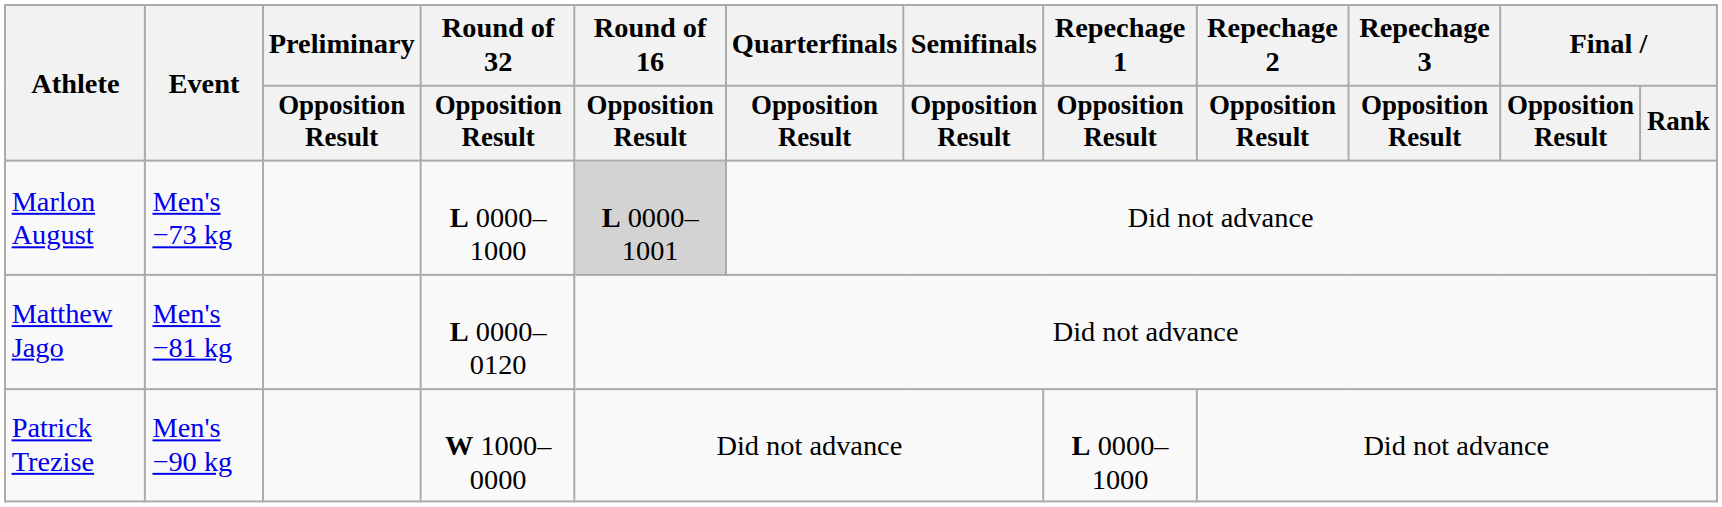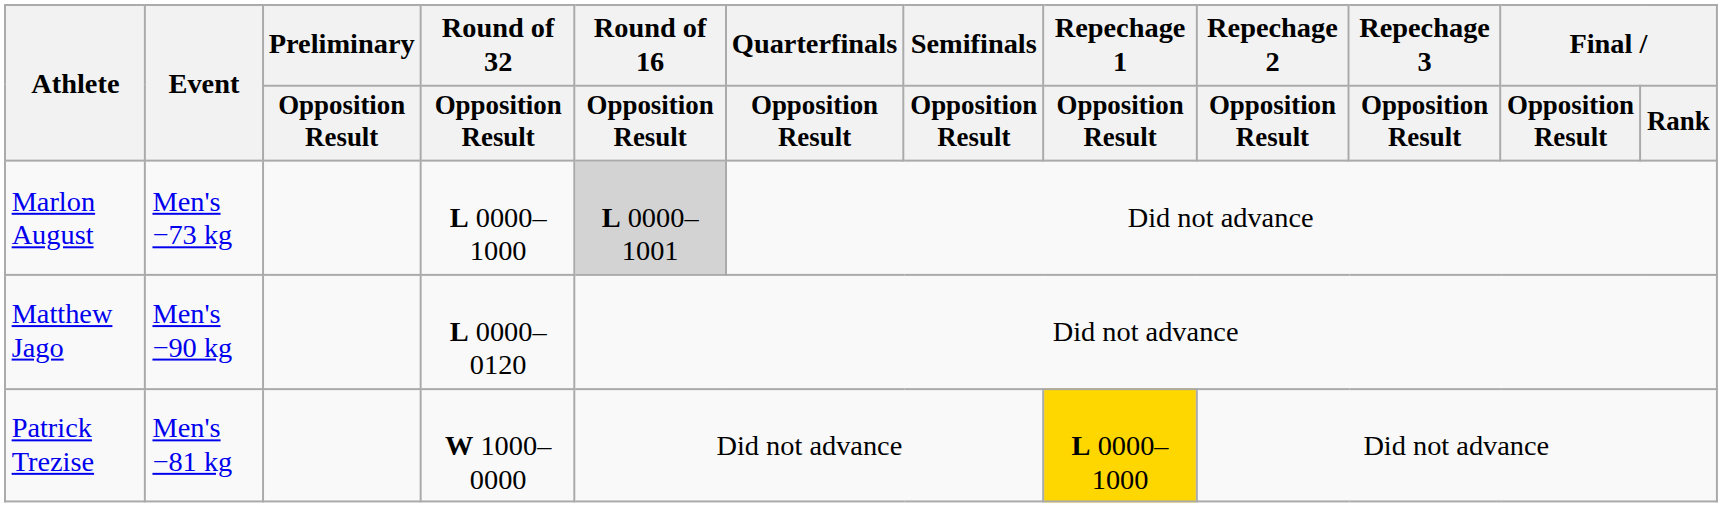(192, 331) Men's −81 kg -> (192, 331) Men's −90 kg
(192, 445) Men's −90 kg -> (192, 445) Men's −81 kg
(1120, 462) no background -> (1120, 462) gold background
